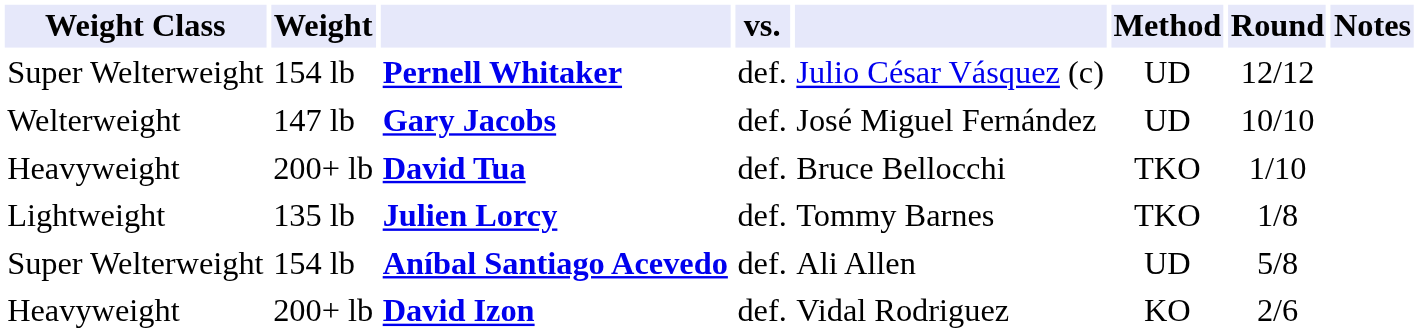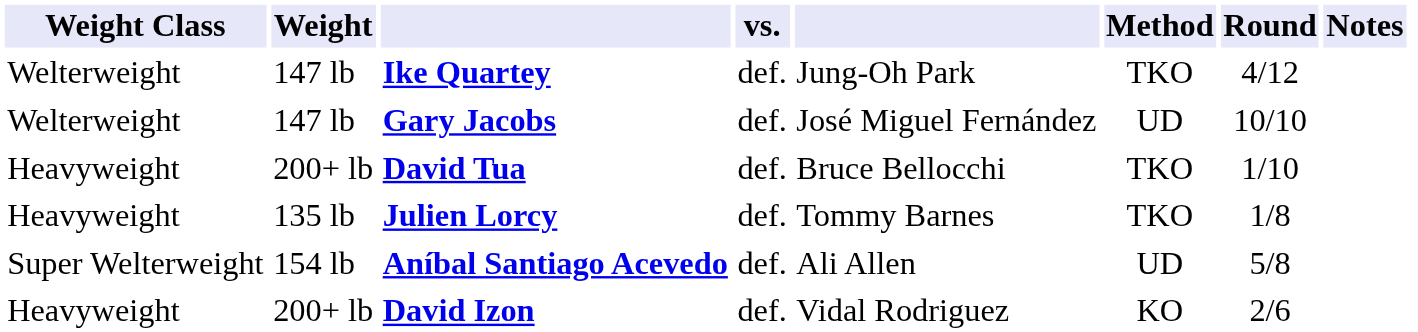- row: (502, 73)
+ row: (467, 73)
(86, 215) Lightweight -> (93, 215) Heavyweight
